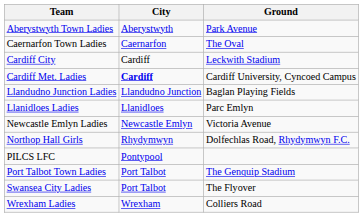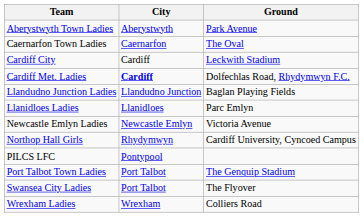(281, 76) Cardiff University, Cyncoed Campus -> (278, 76) Dolfechlas Road, Rhydymwyn F.C.
(278, 140) Dolfechlas Road, Rhydymwyn F.C. -> (281, 140) Cardiff University, Cyncoed Campus
